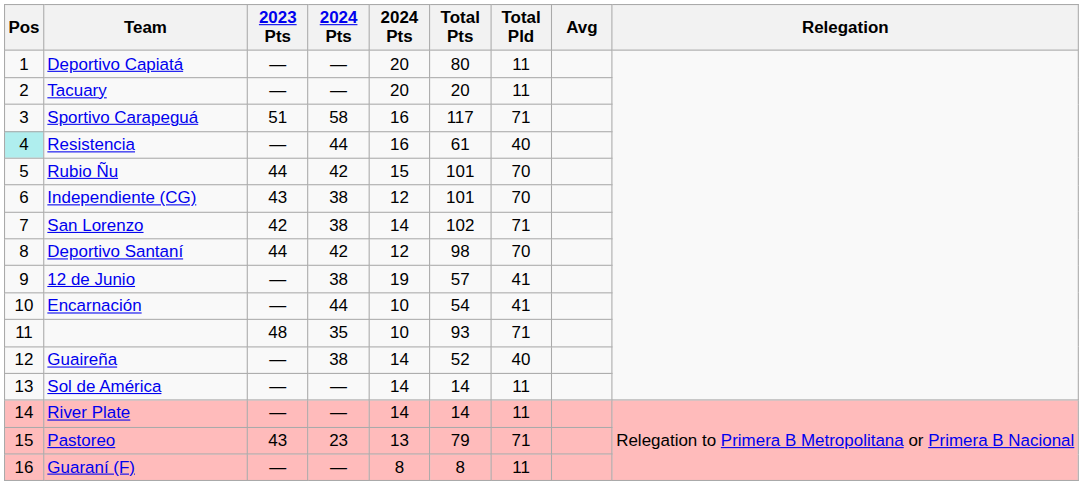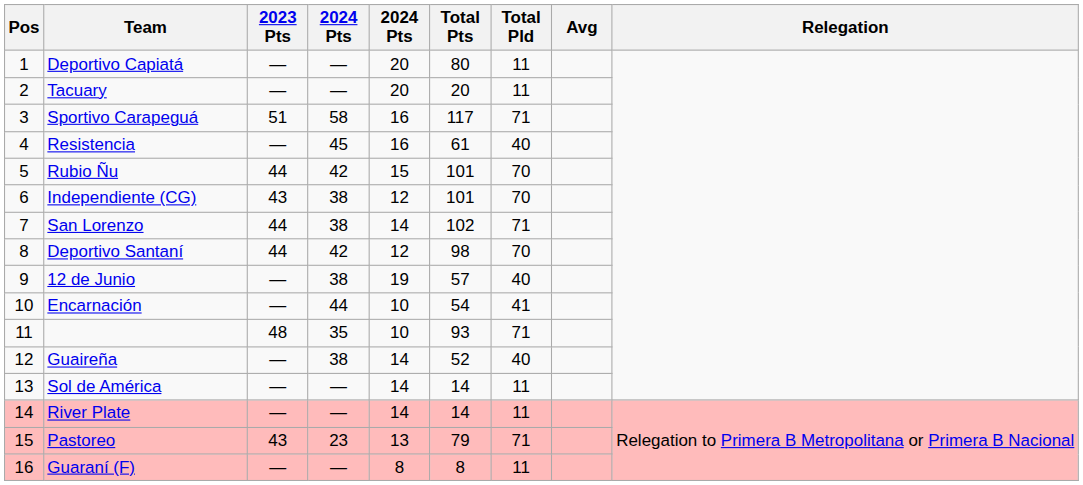(24, 144) paleturquoise background -> (24, 144) no background
(339, 144) 44 -> (339, 144) 45
(278, 225) 42 -> (278, 225) 44
(521, 279) 41 -> (521, 279) 40
